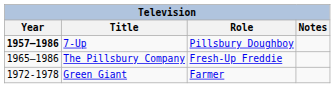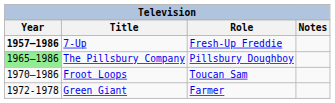(242, 44) Pillsbury Doughboy -> (236, 44) Fresh-Up Freddie
(33, 59) no background -> (33, 59) lightgreen background
(236, 59) Fresh-Up Freddie -> (242, 59) Pillsbury Doughboy
+ row: (95, 75)
